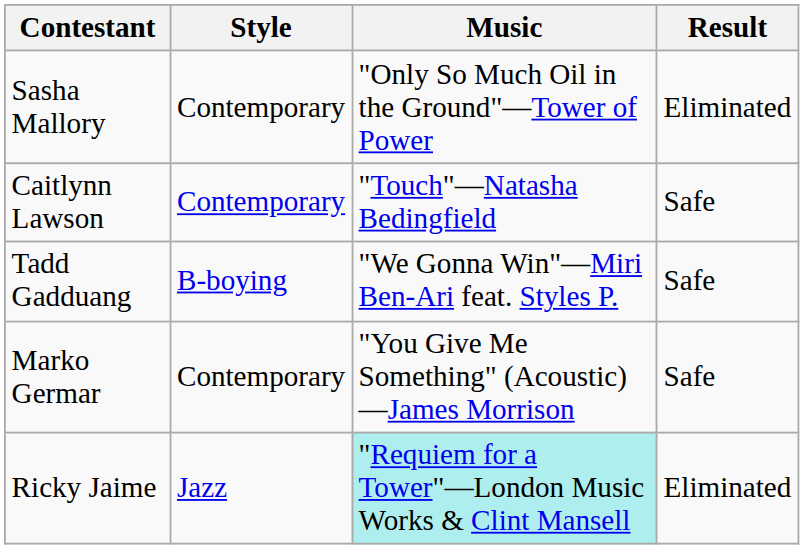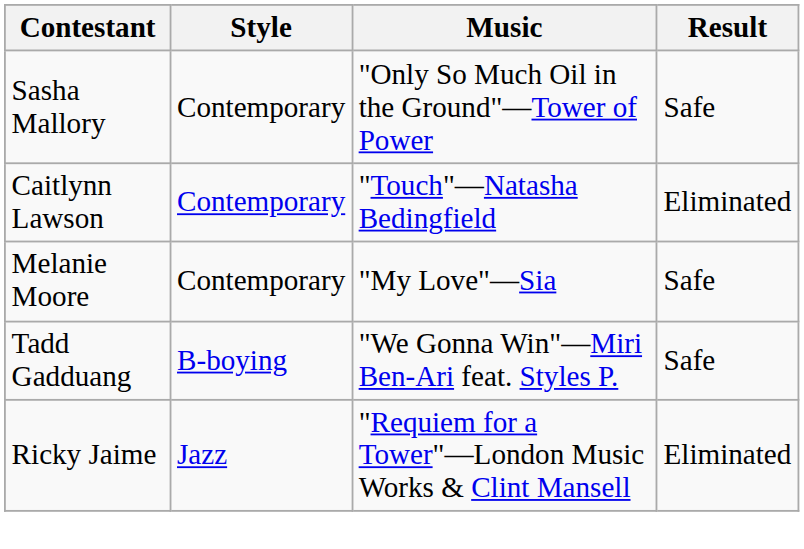(727, 106) Eliminated -> (689, 106) Safe
(689, 201) Safe -> (727, 201) Eliminated
+ row: (59, 280)
- row: (56, 376)
(501, 487) paleturquoise background -> (501, 455) no background
